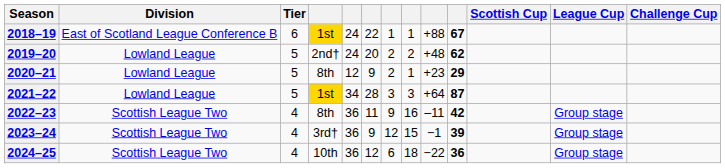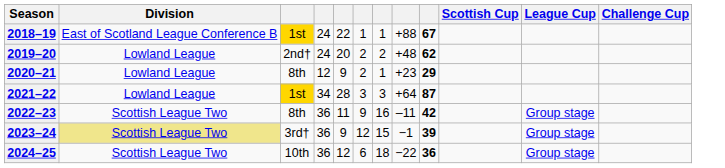- column: (294, 14)
(169, 133) no background -> (169, 133) khaki background
